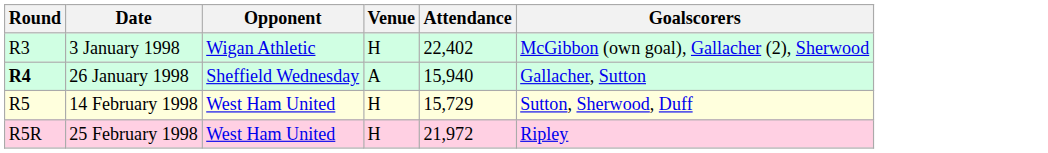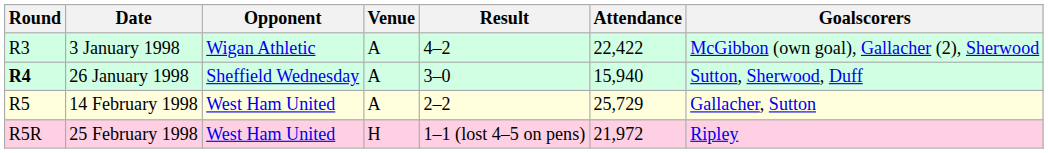+ column: (504, 18)
(374, 47) H -> (374, 47) A
(448, 47) 22,402 -> (618, 47) 22,422
(583, 76) Gallacher, Sutton -> (776, 76) Sutton, Sherwood, Duff
(374, 104) H -> (374, 104) A
(448, 104) 15,729 -> (618, 104) 25,729
(606, 104) Sutton, Sherwood, Duff -> (753, 104) Gallacher, Sutton
